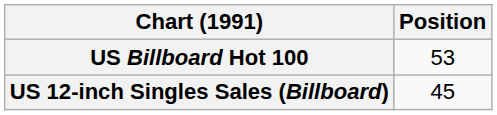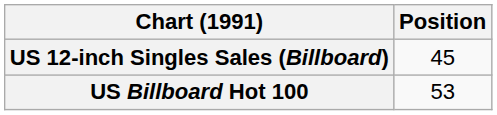rows swapped: (199, 57) <-> (199, 92)
